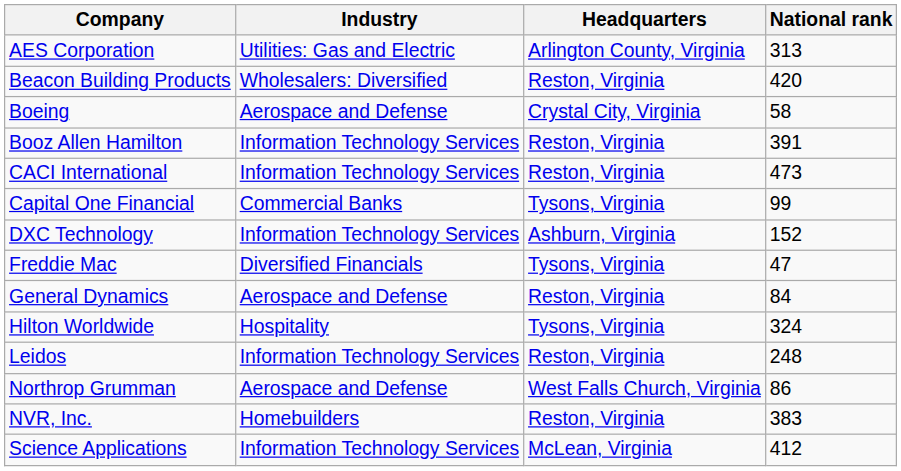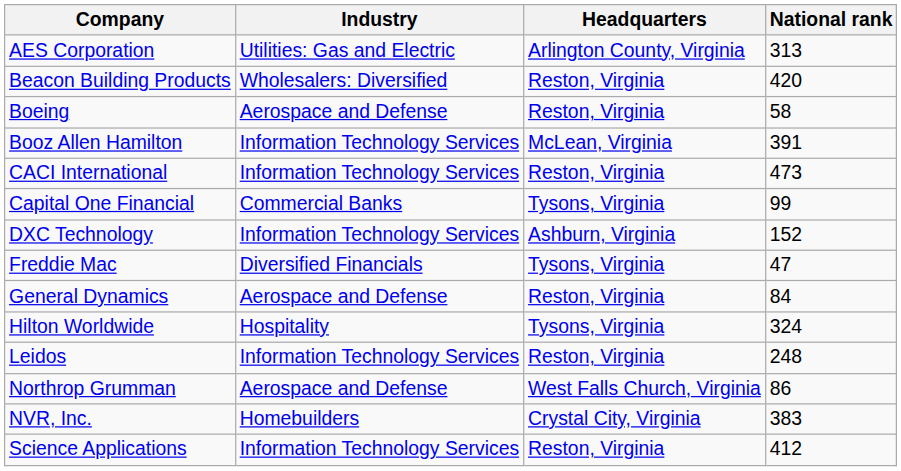(614, 111) Crystal City, Virginia -> (596, 111) Reston, Virginia
(596, 142) Reston, Virginia -> (600, 142) McLean, Virginia
(596, 419) Reston, Virginia -> (614, 419) Crystal City, Virginia
(600, 449) McLean, Virginia -> (596, 449) Reston, Virginia
